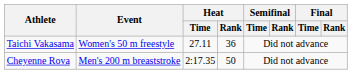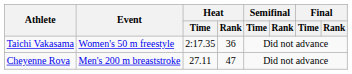(200, 44) 27.11 -> (200, 44) 2:17.35
(200, 61) 2:17.35 -> (200, 61) 27.11
(231, 61) 50 -> (231, 61) 47
